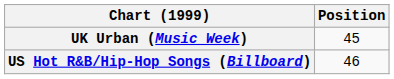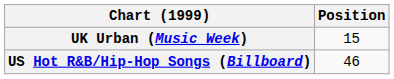(352, 39) 45 -> (352, 39) 15
